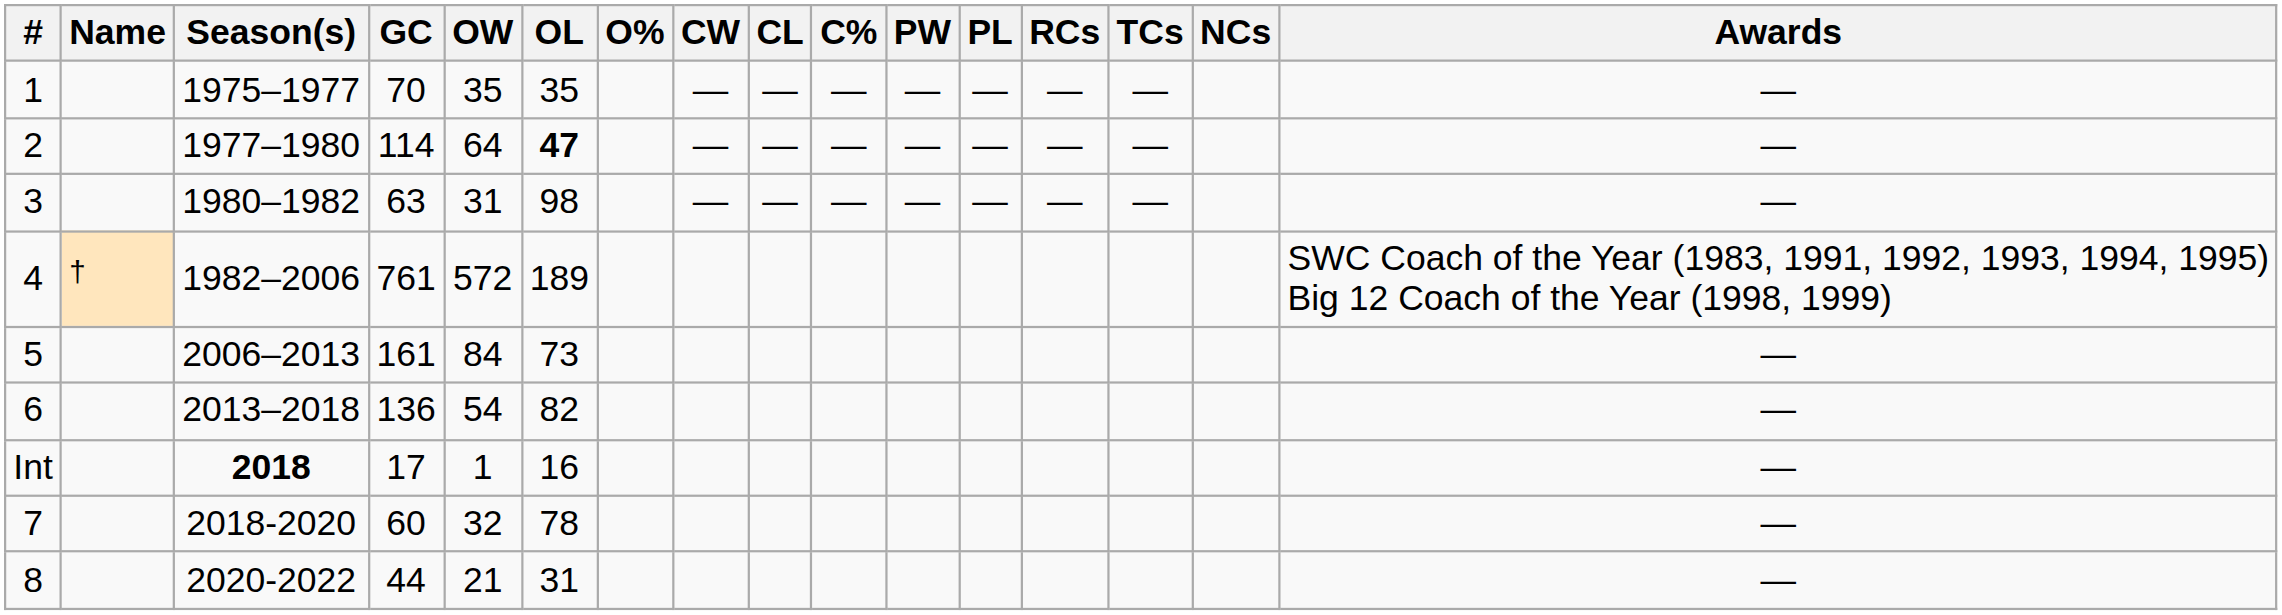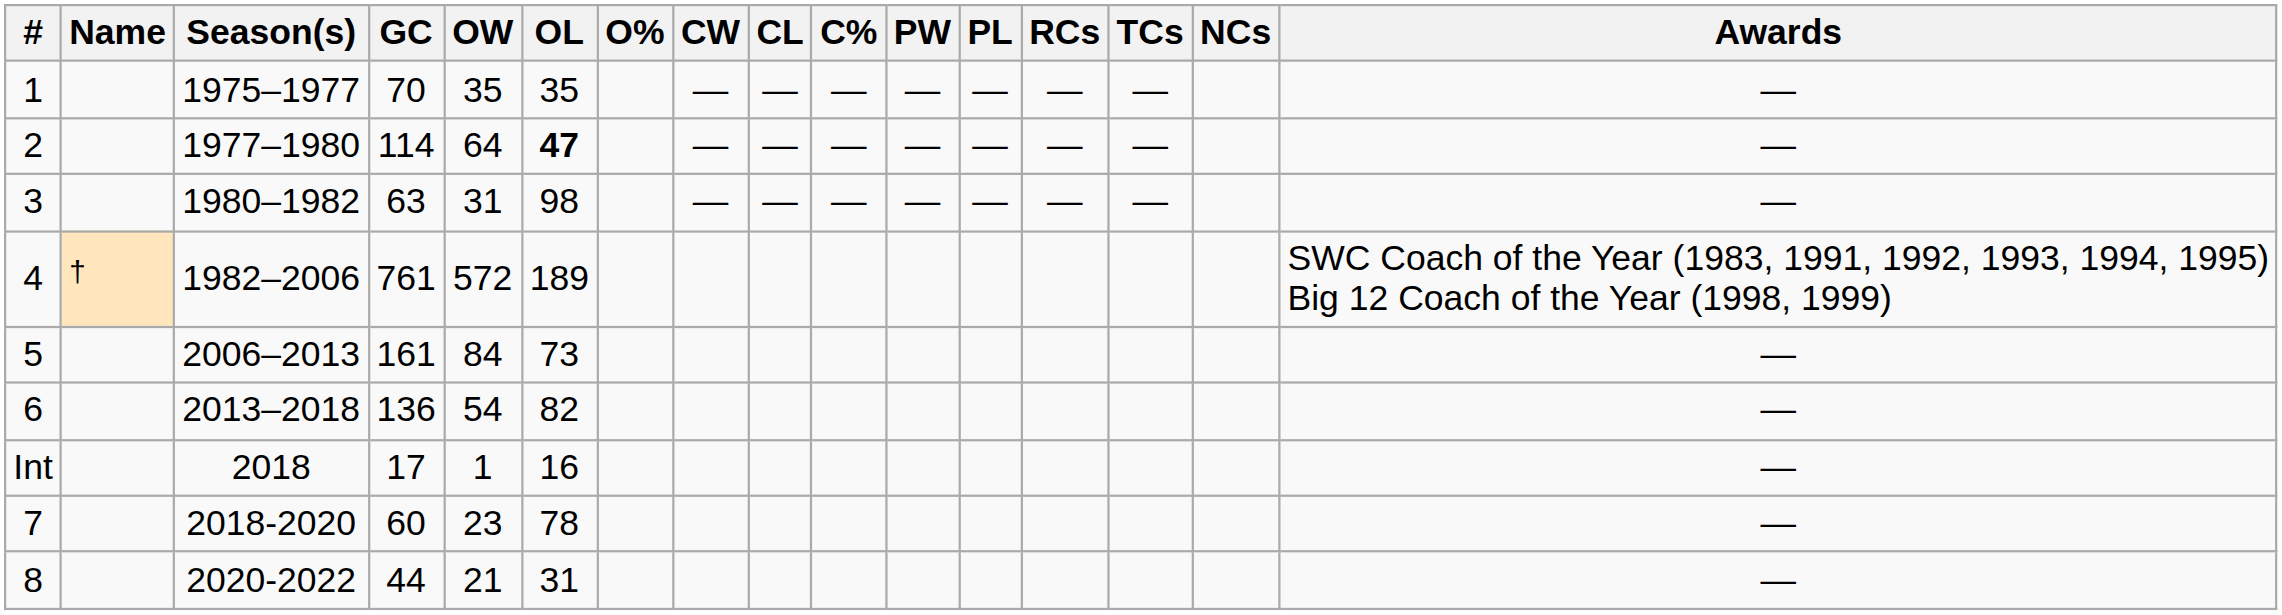(271, 466) bold -> (271, 466) normal
(483, 523) 32 -> (483, 523) 23
